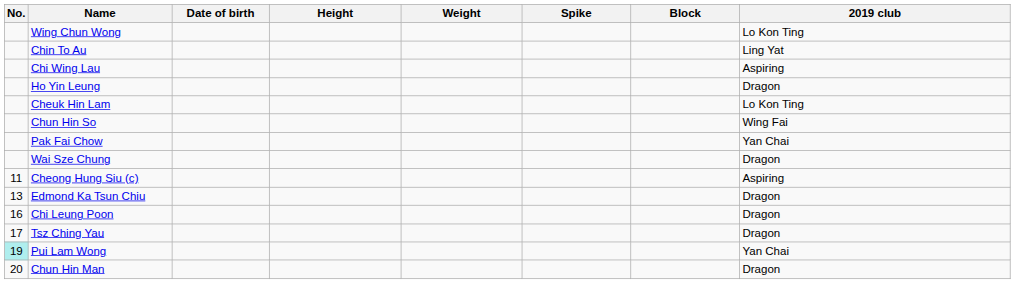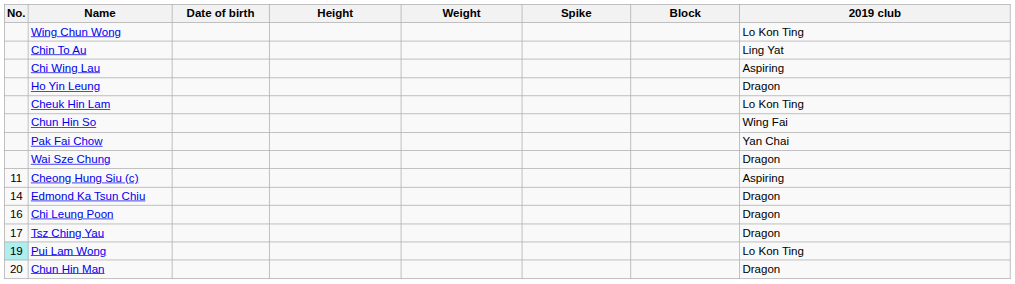(16, 196) 13 -> (16, 196) 14
(766, 251) Yan Chai -> (773, 251) Lo Kon Ting
